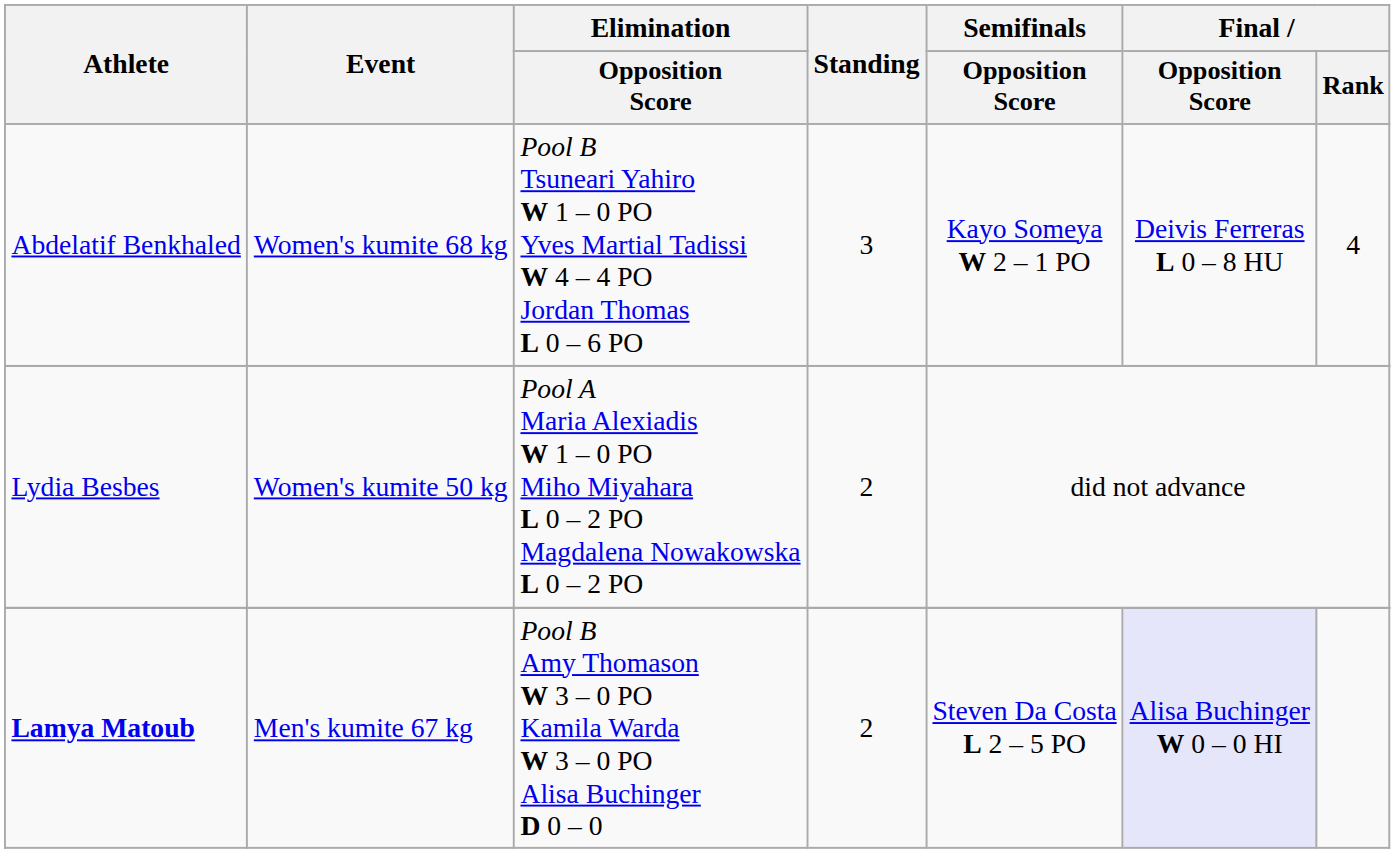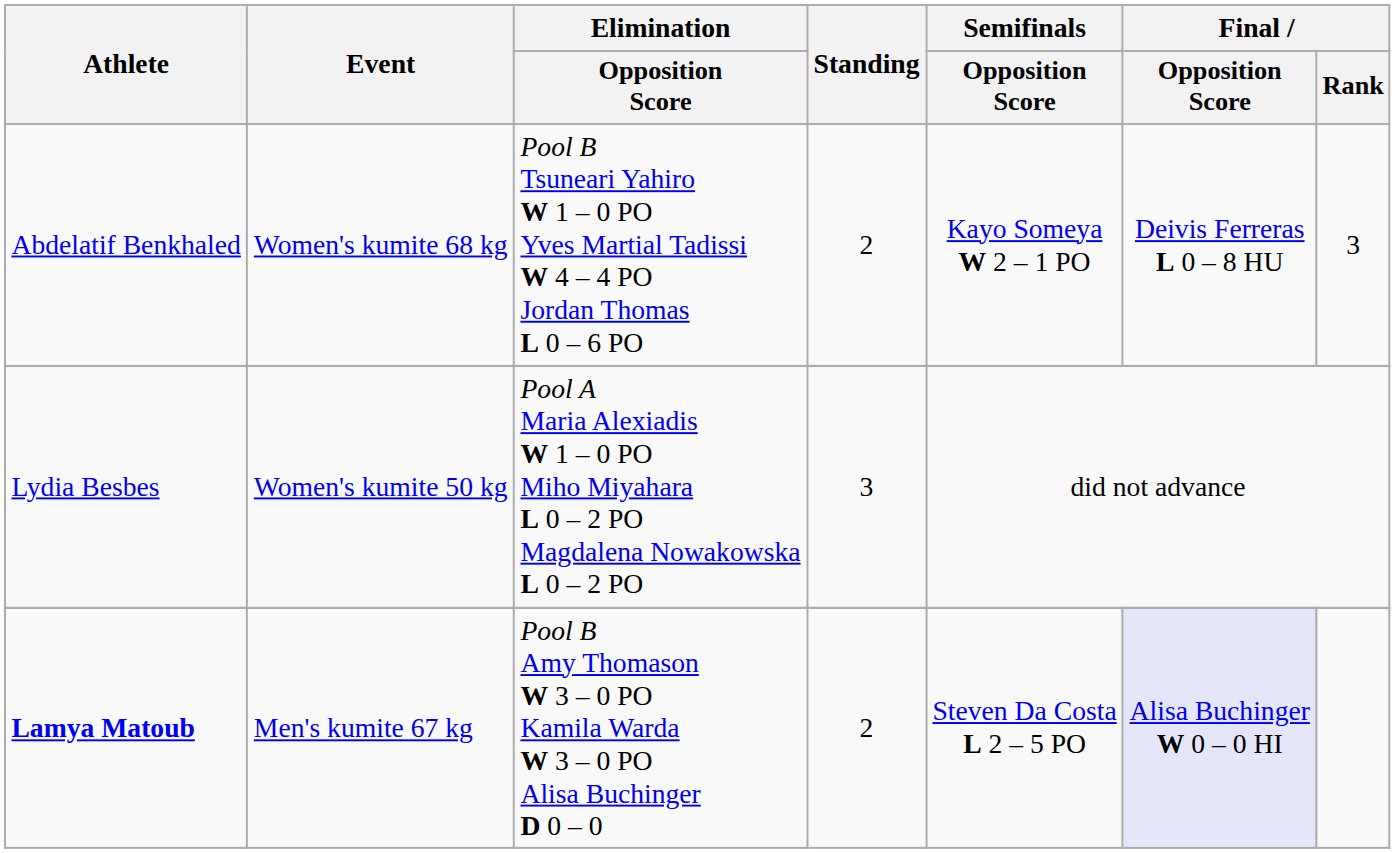(867, 245) 3 -> (867, 245) 2
(1353, 245) 4 -> (1353, 245) 3
(867, 486) 2 -> (867, 486) 3
